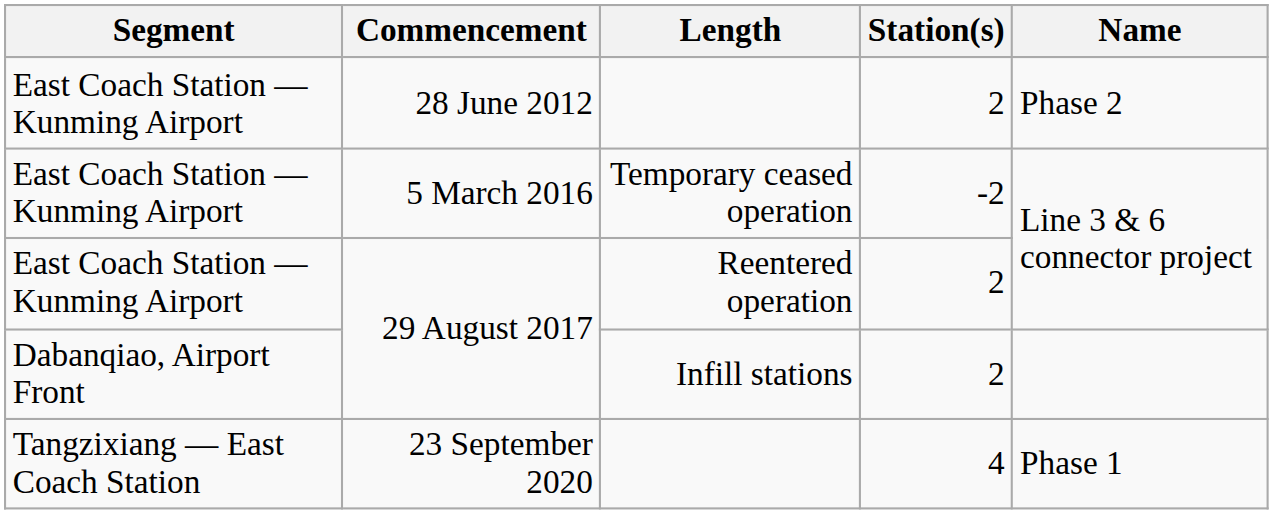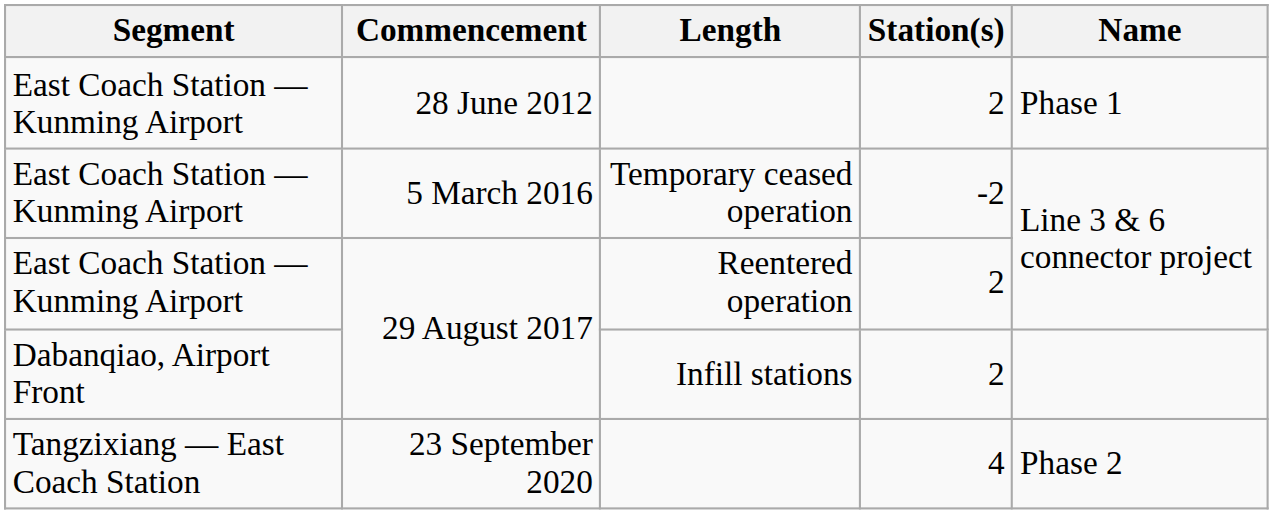(1071, 102) Phase 2 -> (1071, 102) Phase 1
(1071, 463) Phase 1 -> (1071, 463) Phase 2
